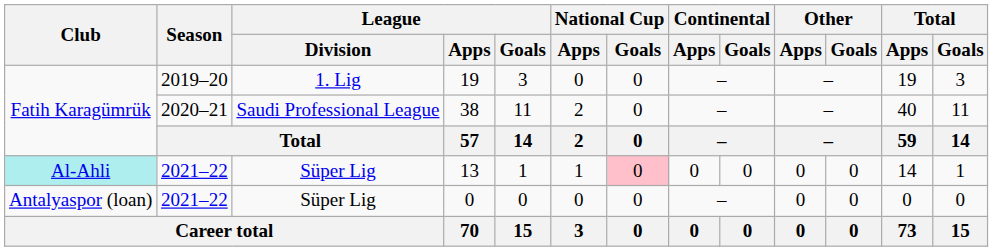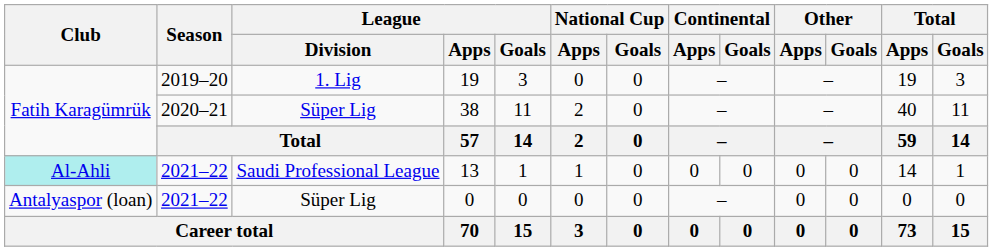(338, 110) Saudi Professional League -> (338, 110) Süper Lig
(338, 170) Süper Lig -> (338, 170) Saudi Professional League
(638, 170) pink background -> (638, 170) no background
